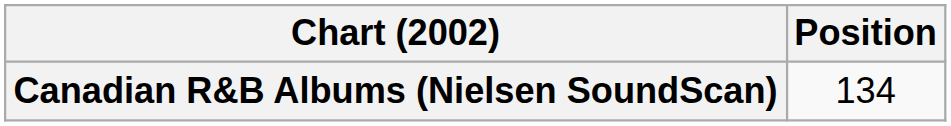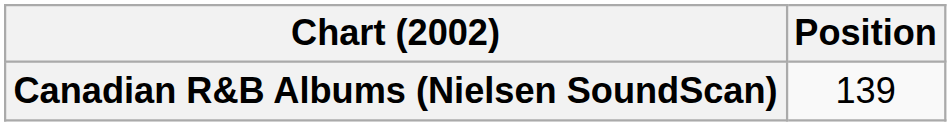(866, 90) 134 -> (866, 90) 139
